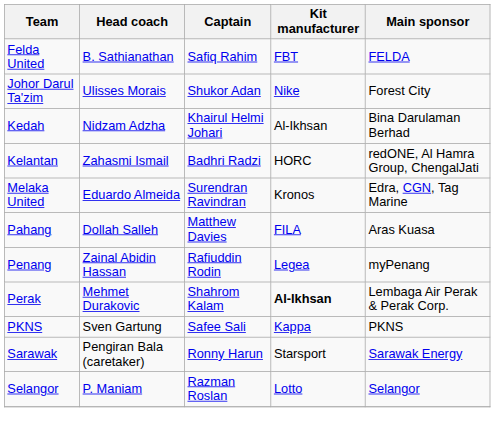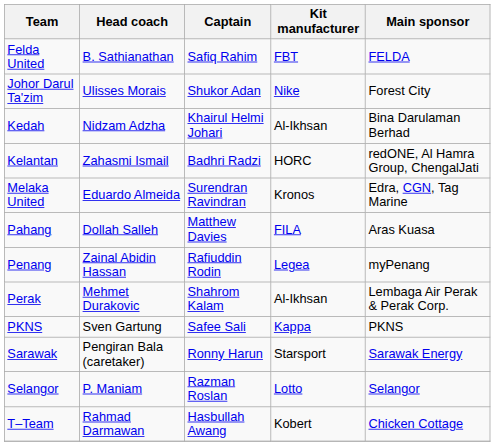(303, 299) bold -> (301, 299) normal
+ row: (30, 423)
